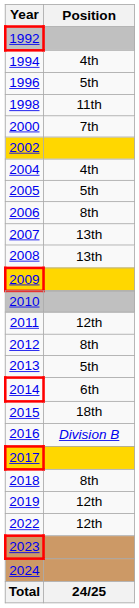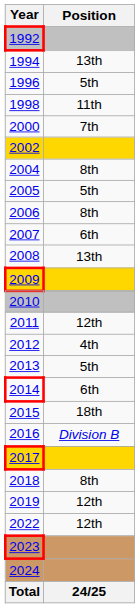(89, 61) 4th -> (89, 61) 13th
(89, 169) 4th -> (89, 169) 8th
(89, 234) 13th -> (89, 234) 6th
(89, 344) 8th -> (89, 344) 4th
